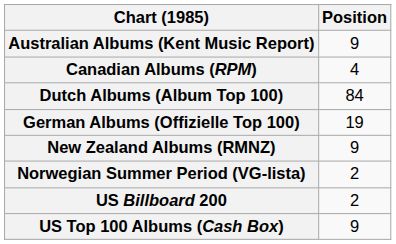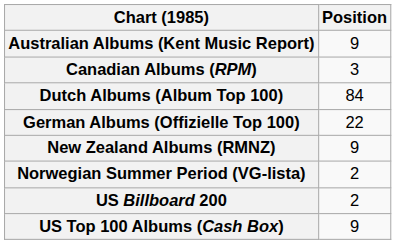(355, 69) 4 -> (355, 69) 3
(355, 122) 19 -> (355, 122) 22
